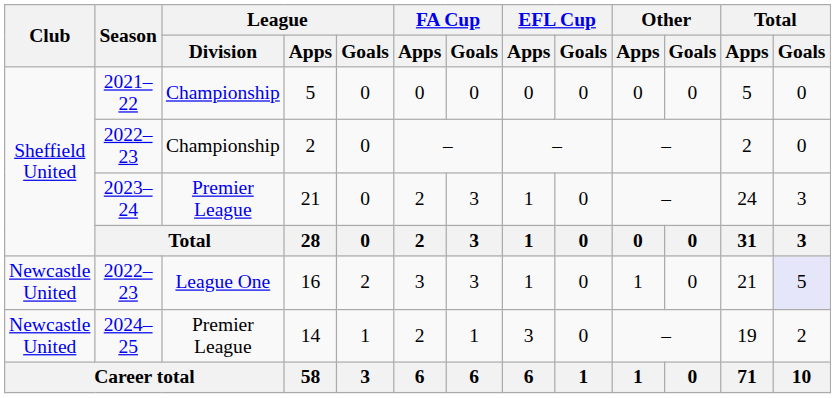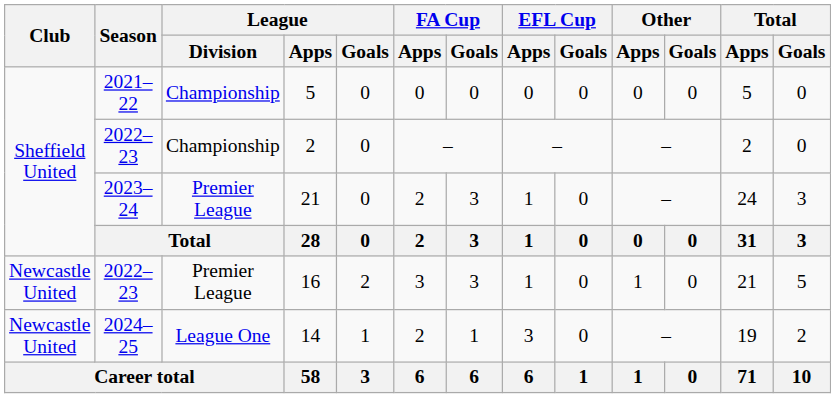(223, 282) League One -> (223, 282) Premier League
(802, 282) lavender background -> (802, 282) no background
(223, 335) Premier League -> (223, 335) League One
